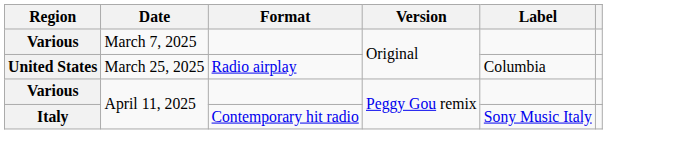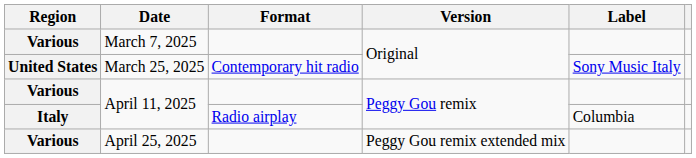(254, 66) Radio airplay -> (285, 66) Contemporary hit radio
(515, 66) Columbia -> (627, 66) Sony Music Italy
(285, 116) Contemporary hit radio -> (254, 116) Radio airplay
(538, 116) Sony Music Italy -> (604, 116) Columbia
+ row: (53, 141)
